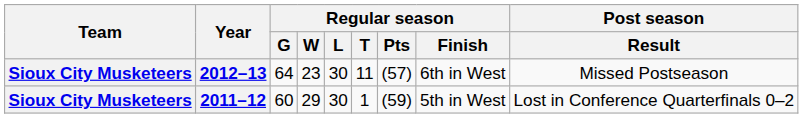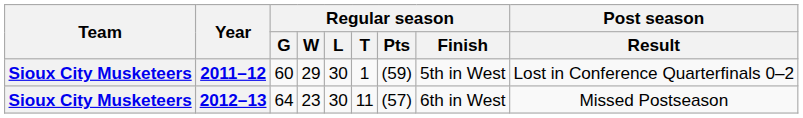rows swapped: (233, 100) <-> (233, 73)
